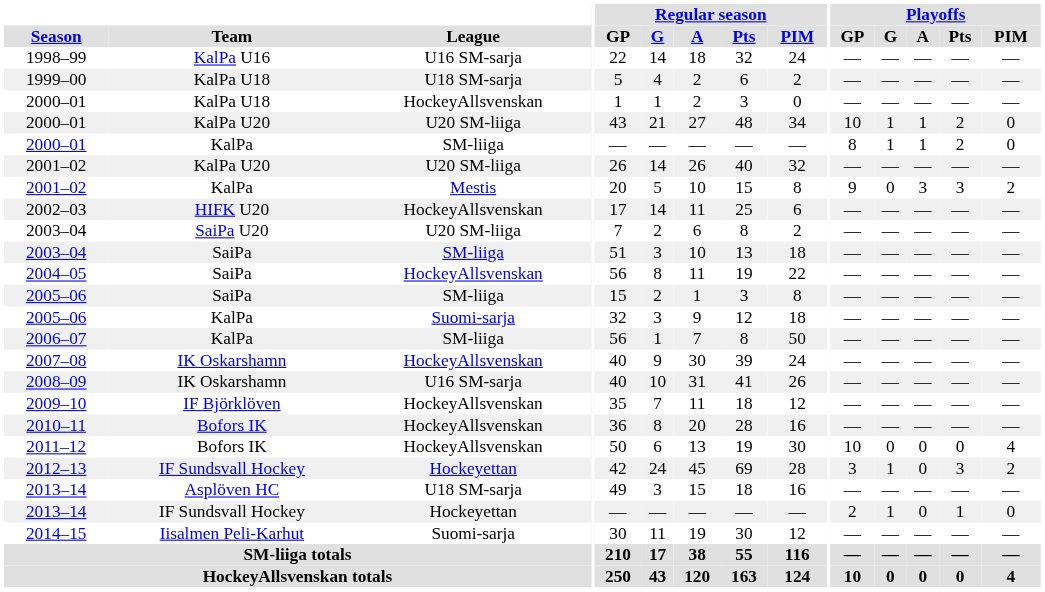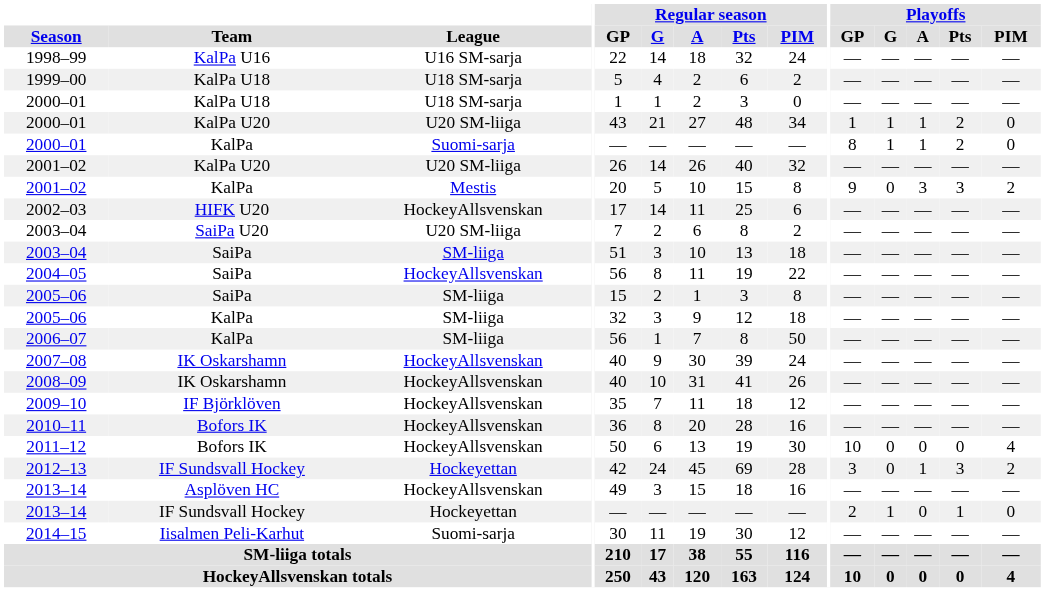(473, 101) HockeyAllsvenskan -> (473, 101) U18 SM-sarja
(852, 122) 10 -> (852, 122) 1
(473, 144) SM-liiga -> (473, 144) Suomi-sarja
(473, 317) Suomi-sarja -> (473, 317) SM-liiga
(473, 381) U16 SM-sarja -> (473, 381) HockeyAllsvenskan
(890, 468) 1 -> (890, 468) 0
(923, 468) 0 -> (923, 468) 1
(473, 489) U18 SM-sarja -> (473, 489) HockeyAllsvenskan
